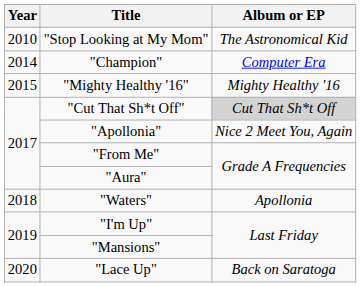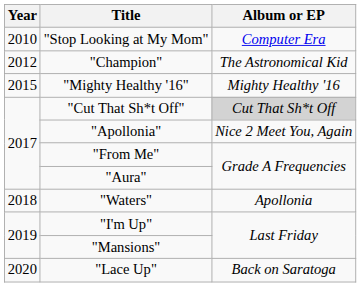(284, 39) The Astronomical Kid -> (284, 39) Computer Era
(22, 62) 2014 -> (22, 62) 2012
(284, 62) Computer Era -> (284, 62) The Astronomical Kid
